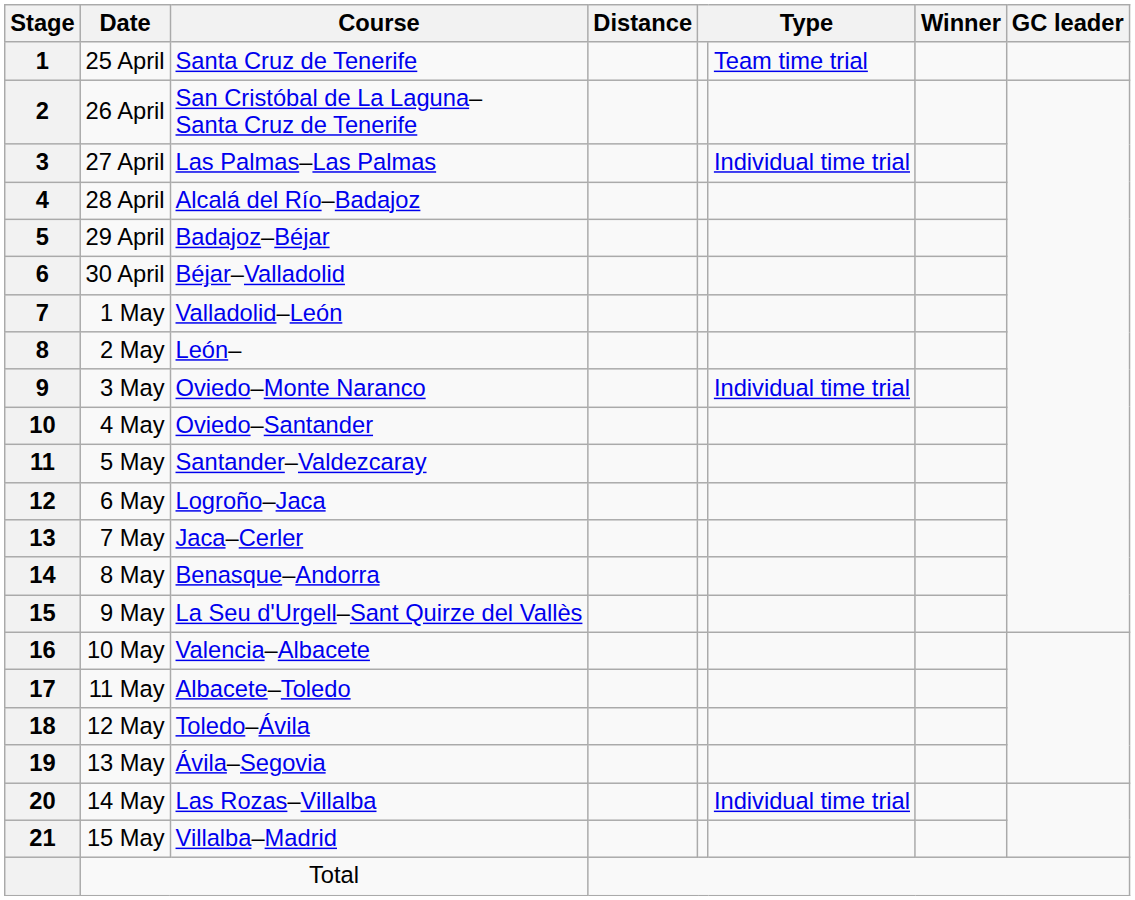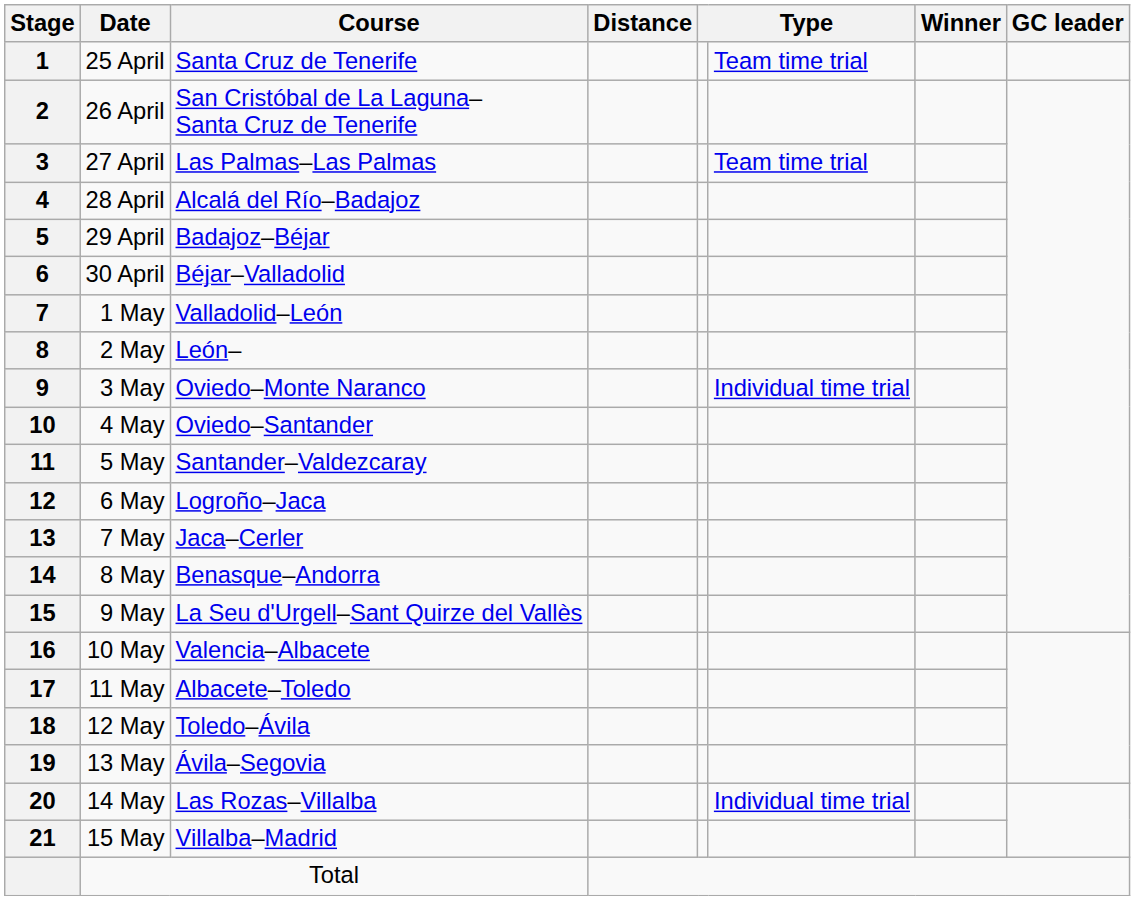(812, 162) Individual time trial -> (791, 162) Team time trial
